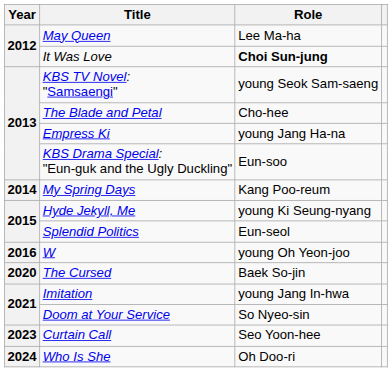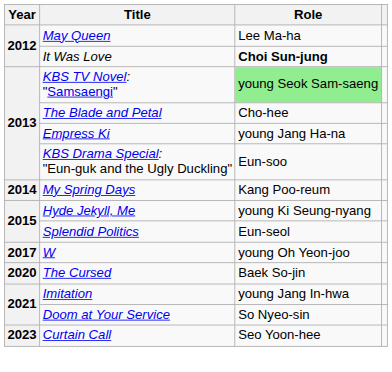(308, 84) no background -> (308, 84) lightgreen background
(22, 252) 2016 -> (22, 252) 2017
- row: (77, 356)
